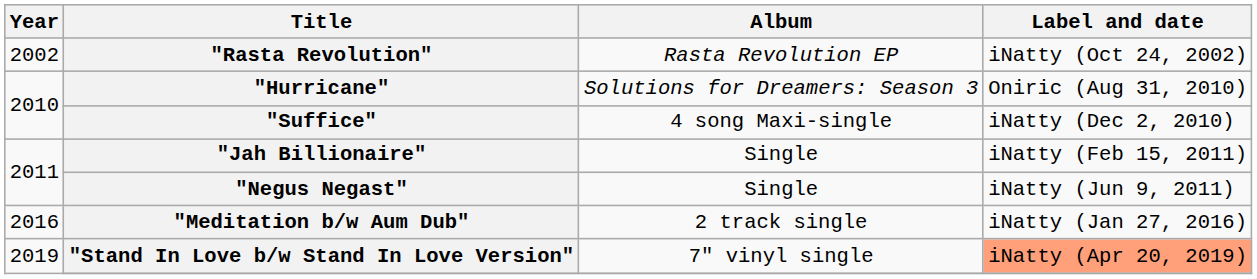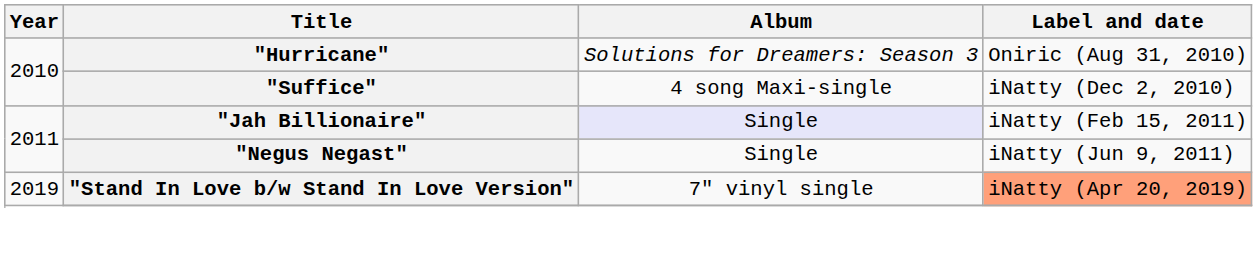- row: (321, 55)
(781, 155) no background -> (781, 122) lavender background
- row: (321, 222)
